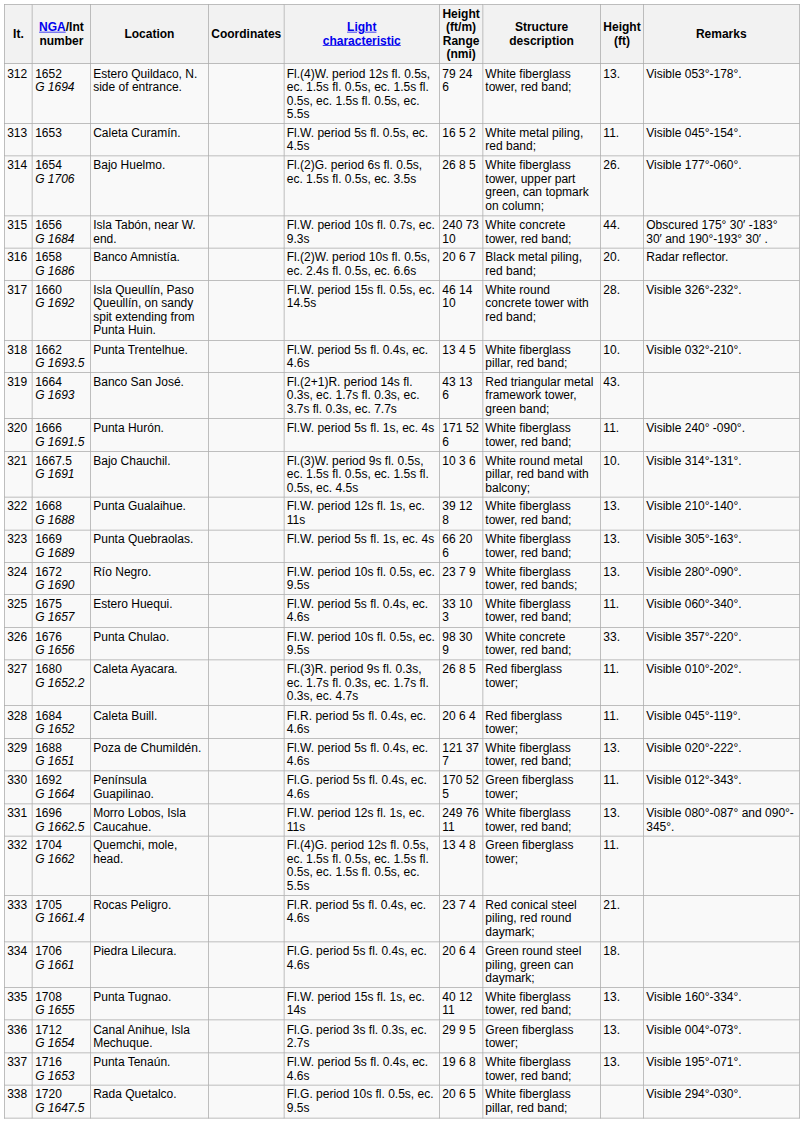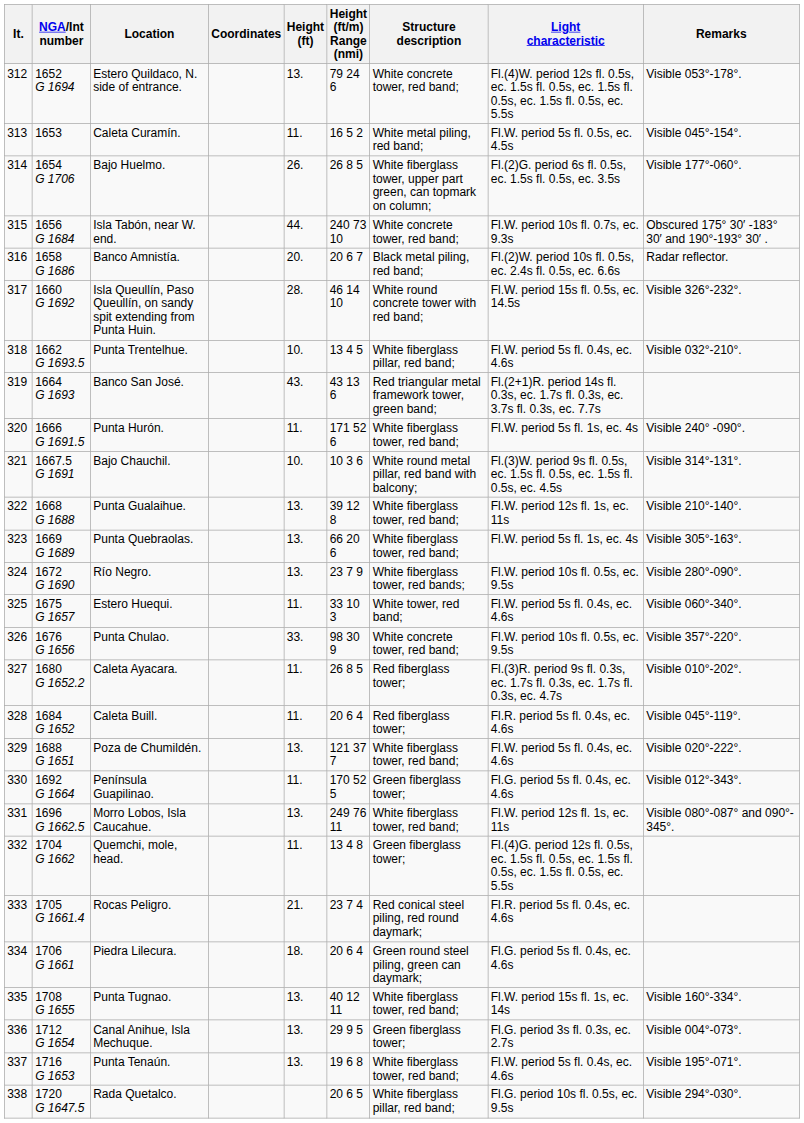columns swapped: (362, 34) <-> (622, 34)
(528, 80) White fiberglass tower, red band; -> (416, 80) White concrete tower, red band;
(528, 611) White fiberglass tower, red band; -> (416, 611) White tower, red band;
